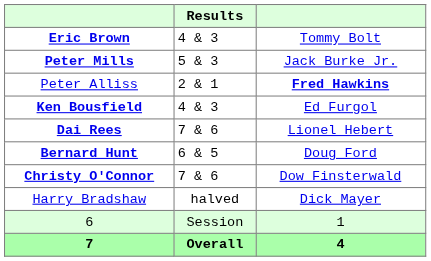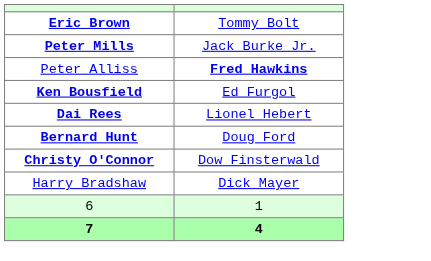- column: (215, 16)
